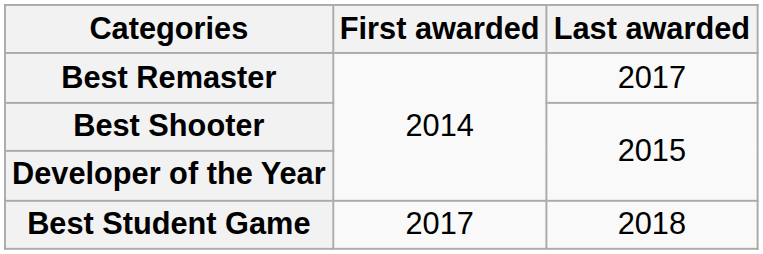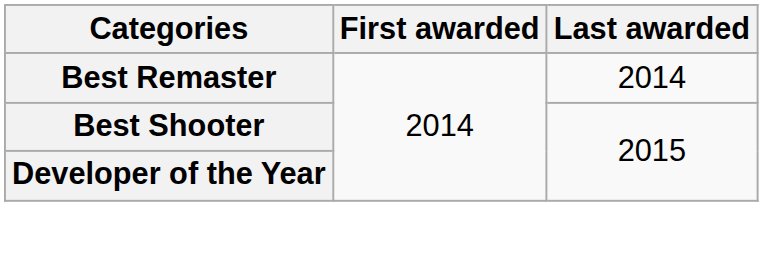(652, 77) 2017 -> (652, 77) 2014
- row: (169, 223)
